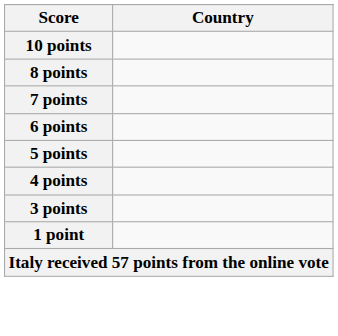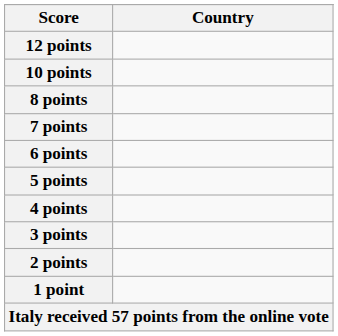+ row: (59, 45)
+ row: (59, 262)
